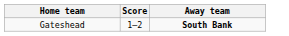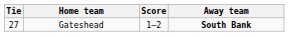+ column: (14, 11)
